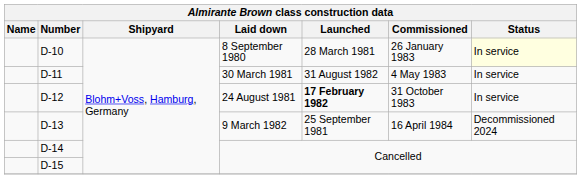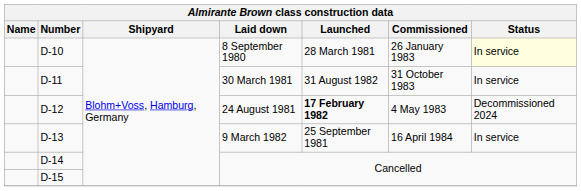(419, 74) 4 May 1983 -> (417, 80) 31 October 1983
(417, 97) 31 October 1983 -> (419, 109) 4 May 1983
(496, 97) In service -> (514, 109) Decommissioned 2024
(514, 126) Decommissioned 2024 -> (496, 138) In service
